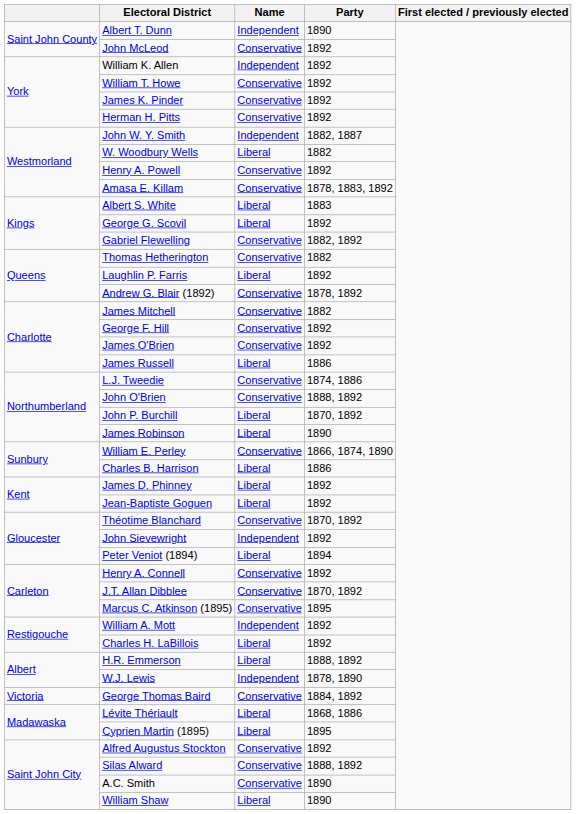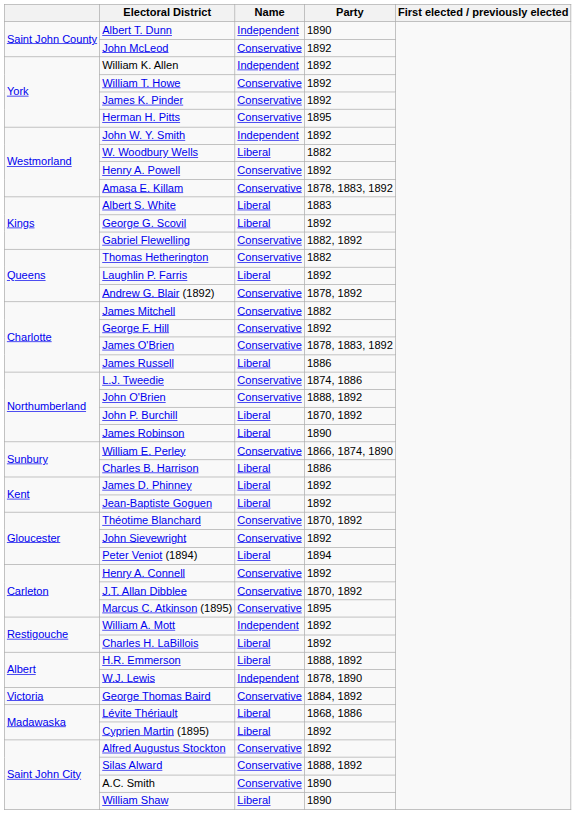(319, 118) 1892 -> (319, 118) 1895
(335, 135) 1882, 1887 -> (319, 135) 1892
(319, 345) 1892 -> (350, 345) 1878, 1883, 1892
(268, 538) Independent -> (270, 538) Conservative
(319, 731) 1895 -> (319, 731) 1892
